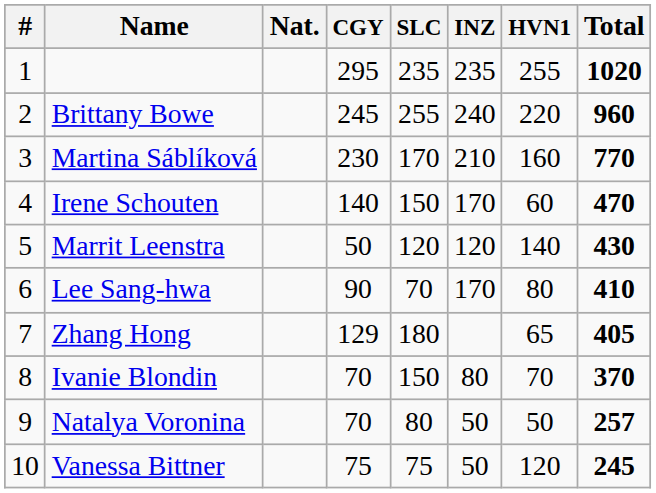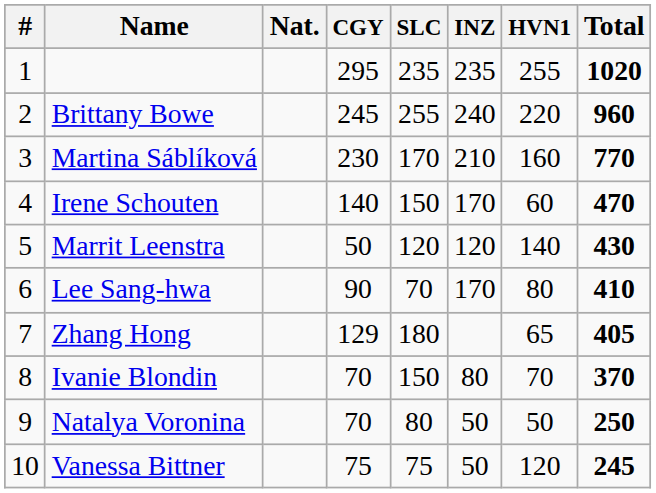(614, 421) 257 -> (614, 421) 250
